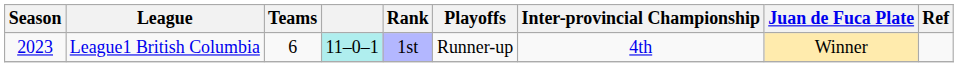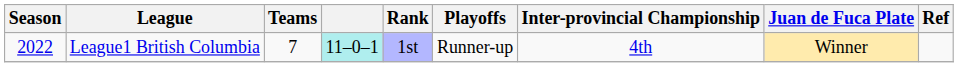(35, 47) 2023 -> (35, 47) 2022
(293, 47) 6 -> (293, 47) 7
